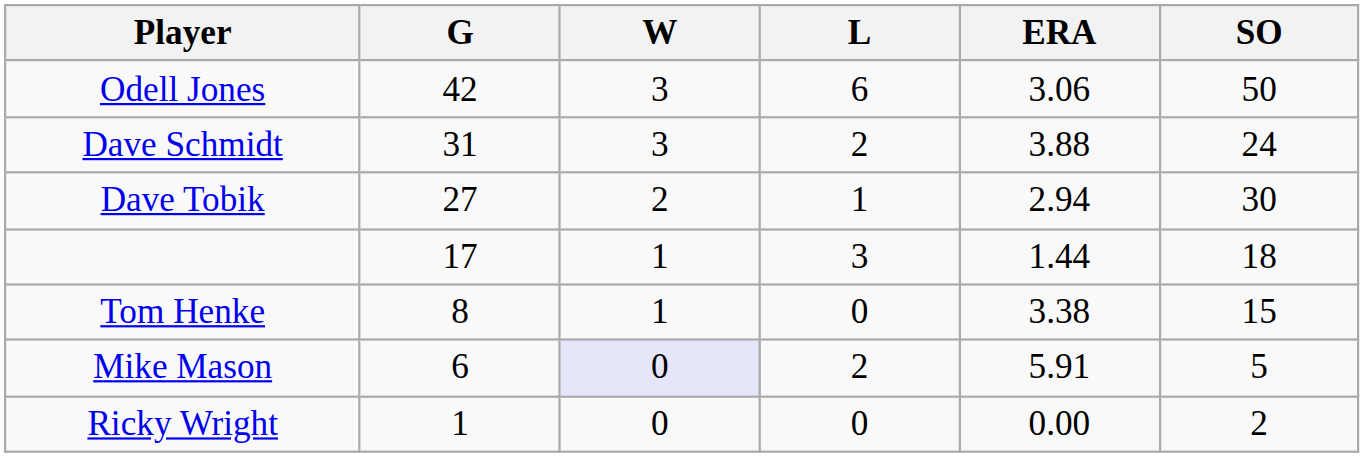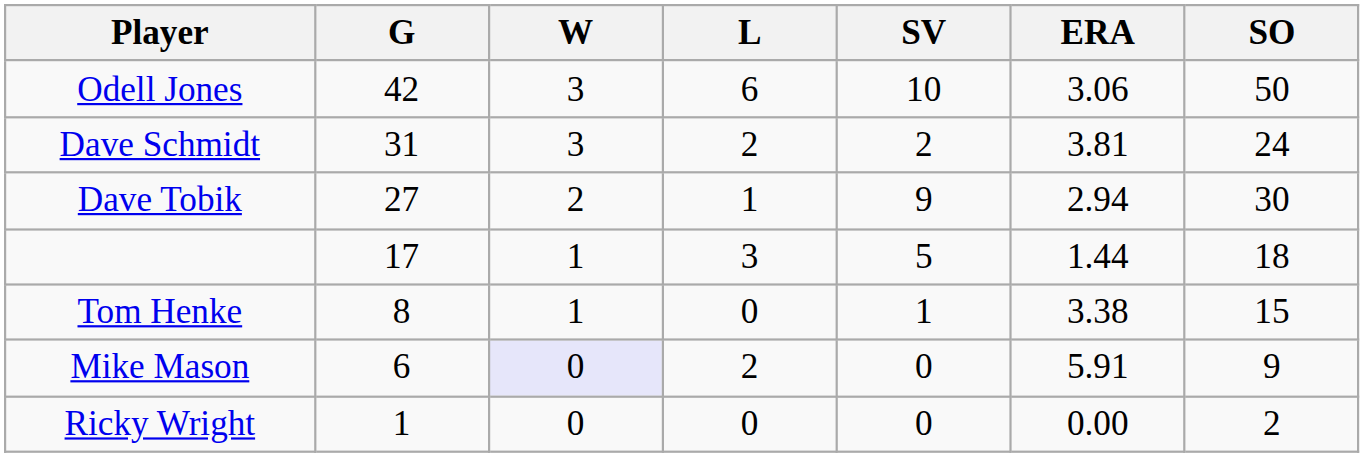+ column: (924, 32)
(1059, 144) 3.88 -> (1098, 144) 3.81
(1259, 367) 5 -> (1272, 367) 9
